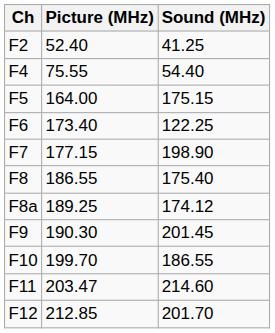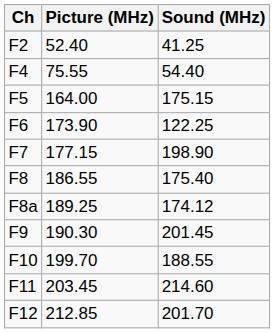(71, 125) 173.40 -> (71, 125) 173.90
(188, 260) 186.55 -> (188, 260) 188.55
(71, 286) 203.47 -> (71, 286) 203.45
